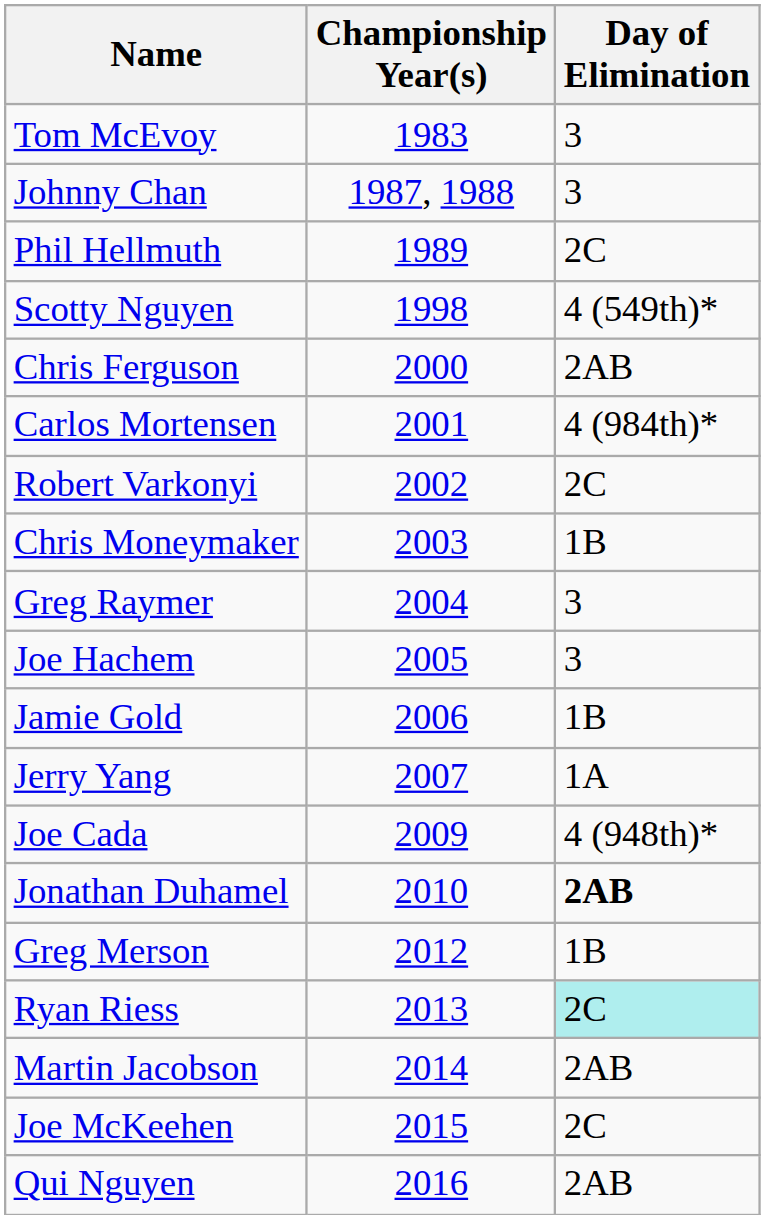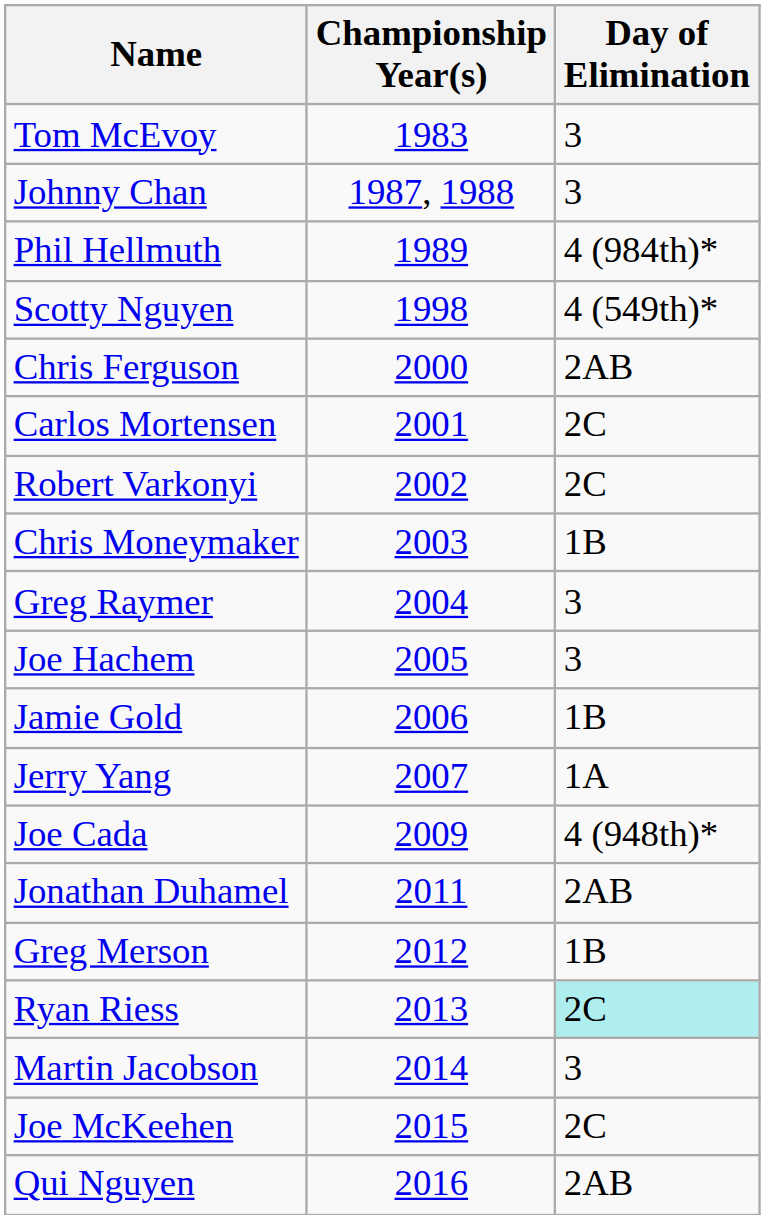(585, 250) 2C -> (641, 250) 4 (984th)*
(641, 425) 4 (984th)* -> (585, 425) 2C
(431, 892) 2010 -> (431, 892) 2011
(599, 892) bold -> (599, 892) normal
(599, 1067) 2AB -> (573, 1067) 3
